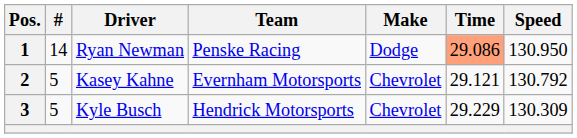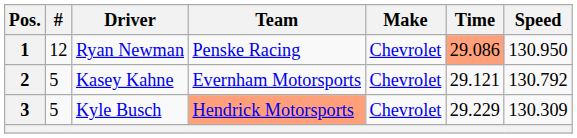(58, 49) 14 -> (58, 49) 12
(394, 49) Dodge -> (405, 49) Chevrolet
(273, 109) no background -> (273, 109) lightsalmon background
